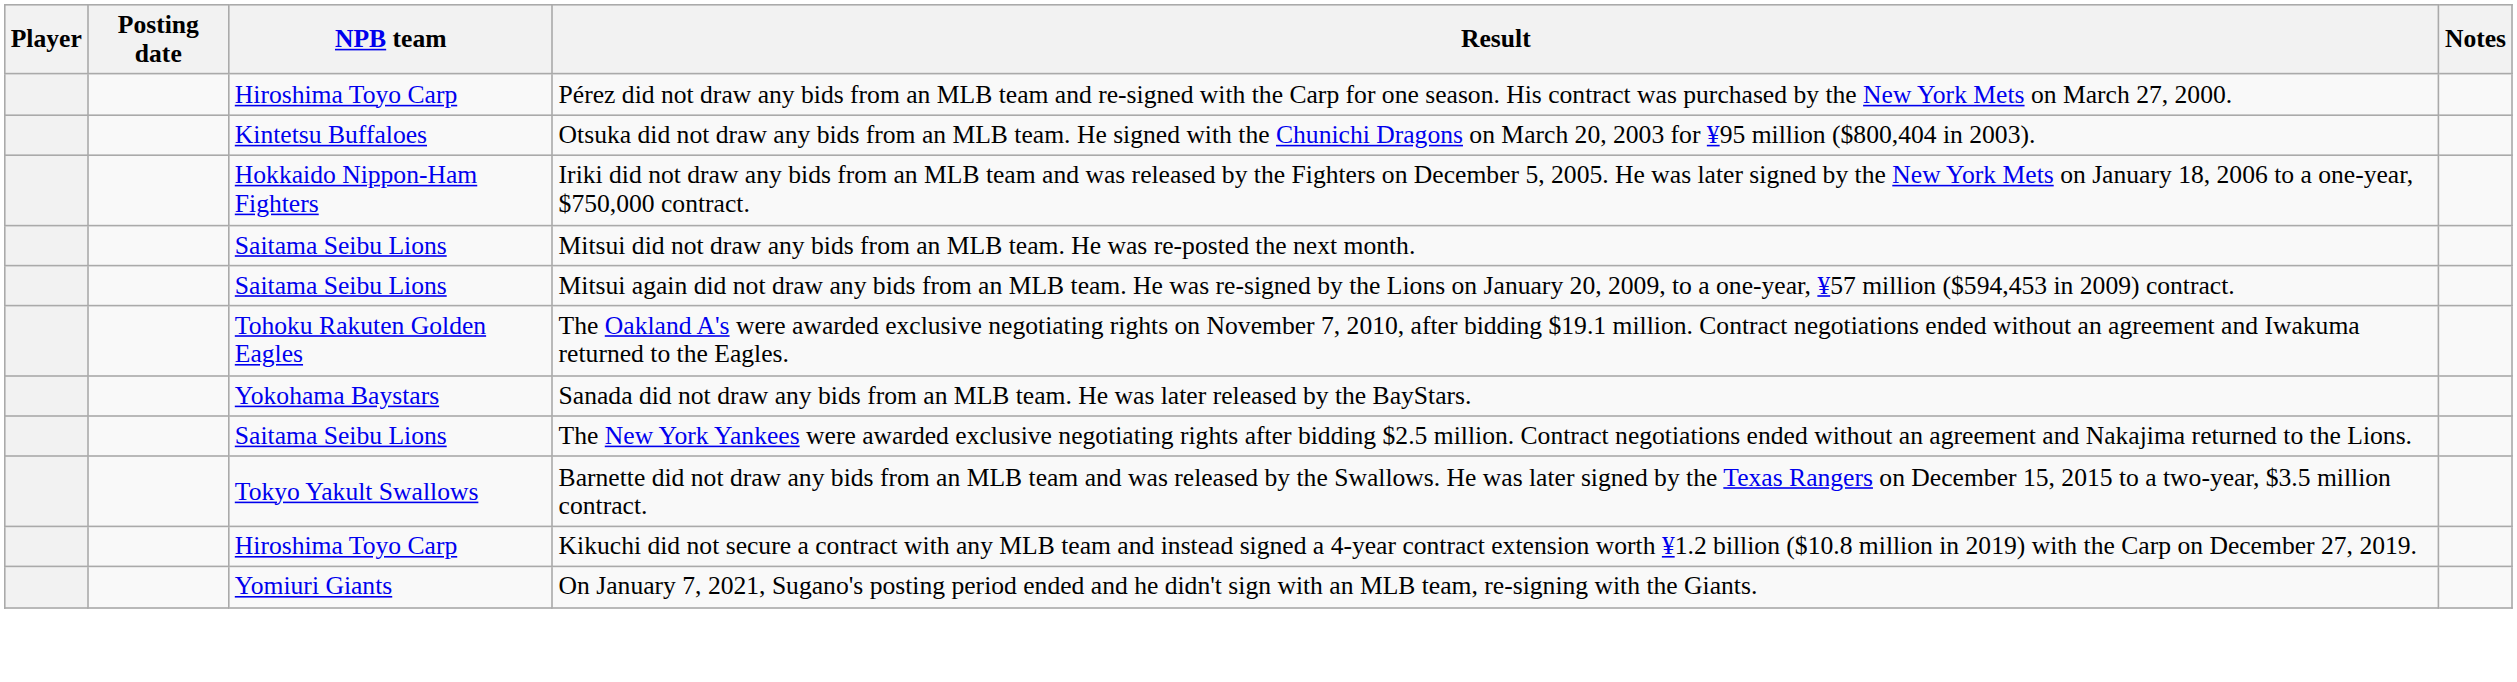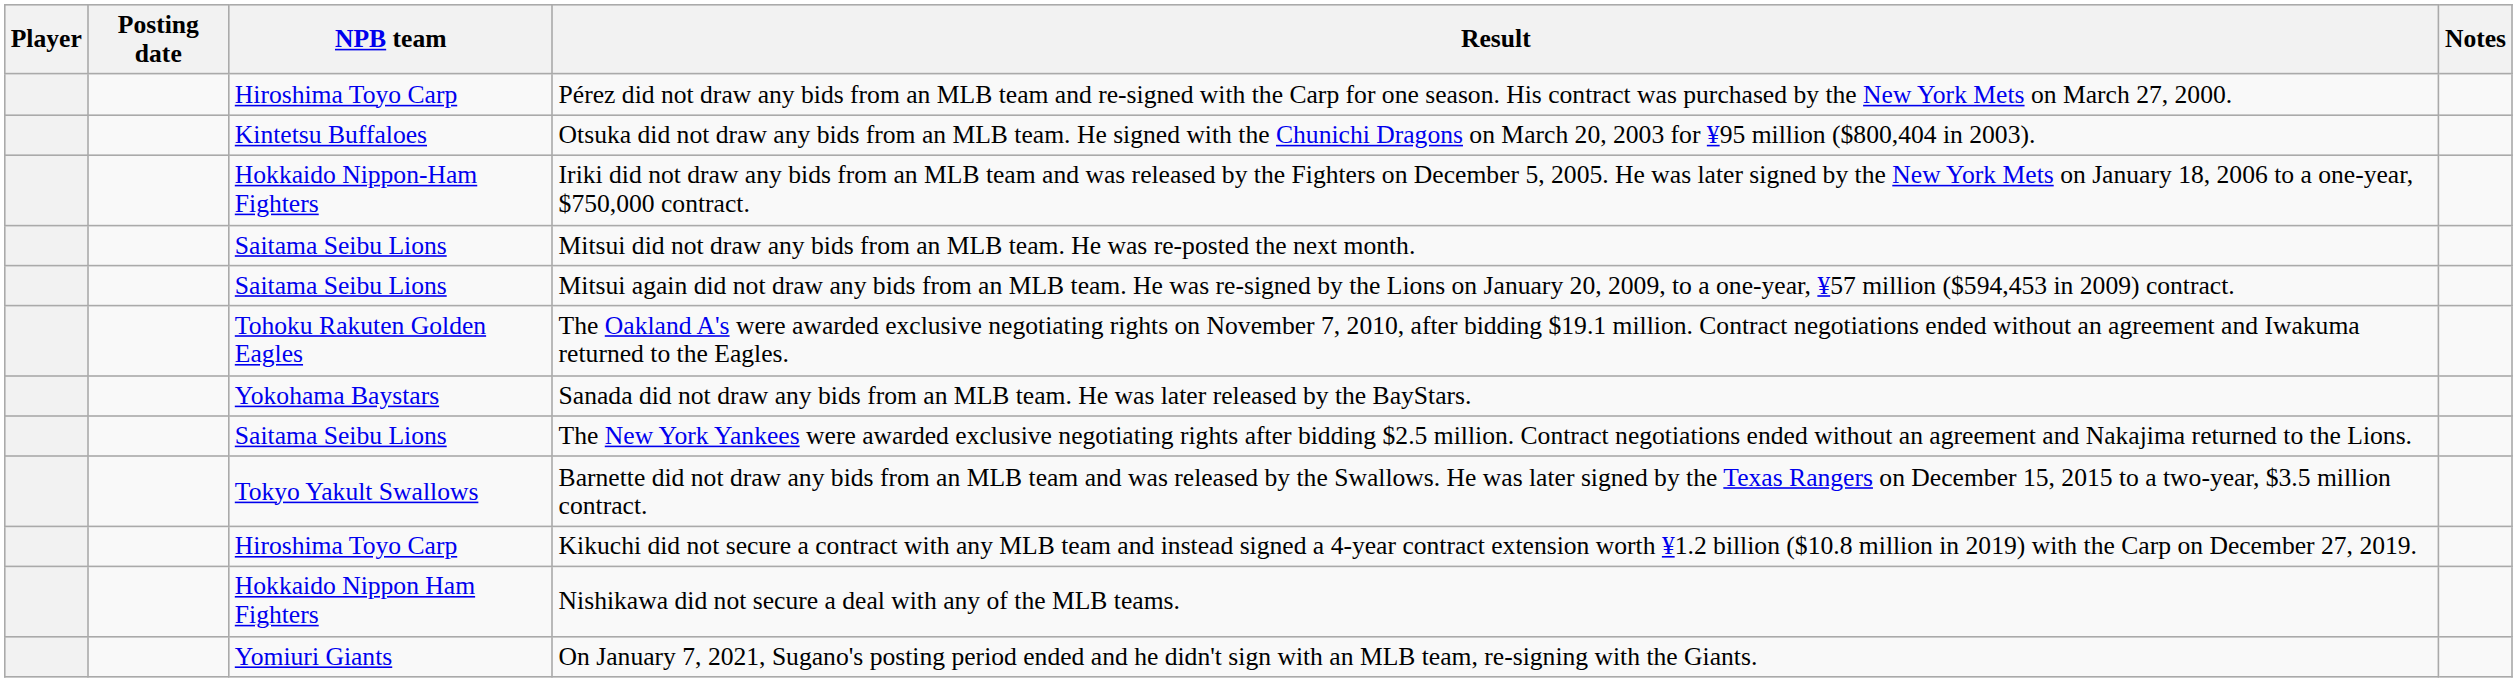+ row: (869, 601)
